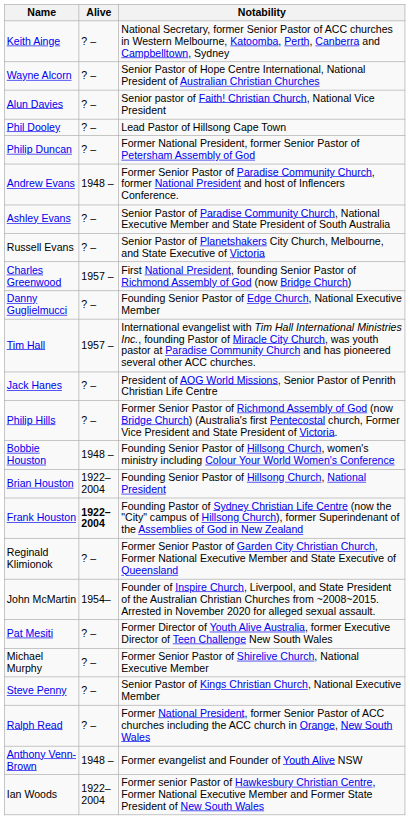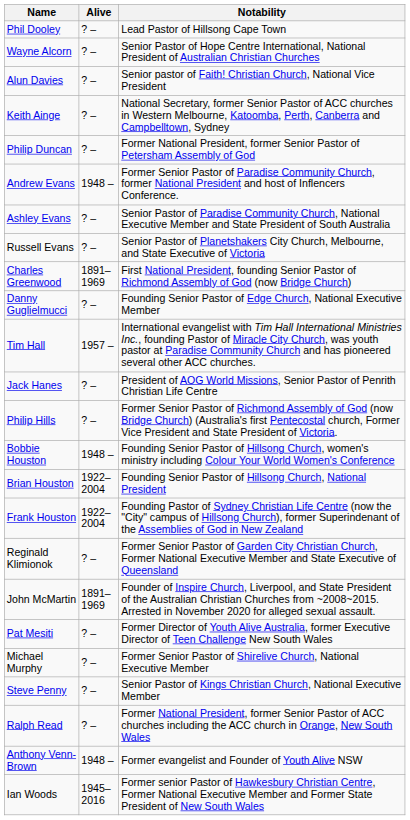rows swapped: (33, 41) <-> (33, 127)
(98, 276) 1957 – -> (96, 276) 1891–1969
(96, 518) bold -> (96, 518) normal
(96, 599) 1954– -> (96, 599) 1891–1969
(96, 794) 1922–2004 -> (96, 794) 1945–2016
